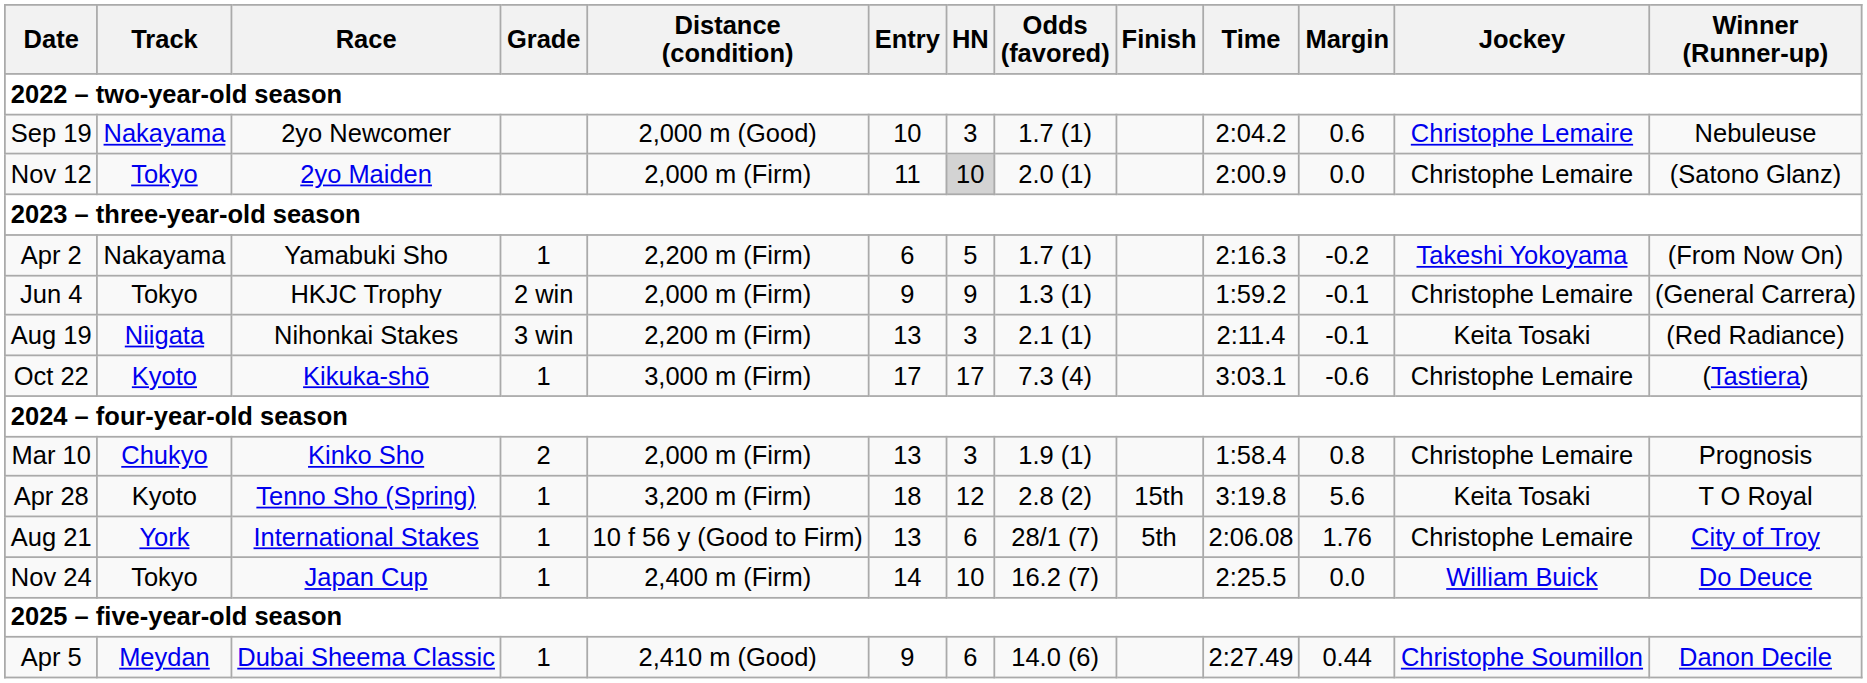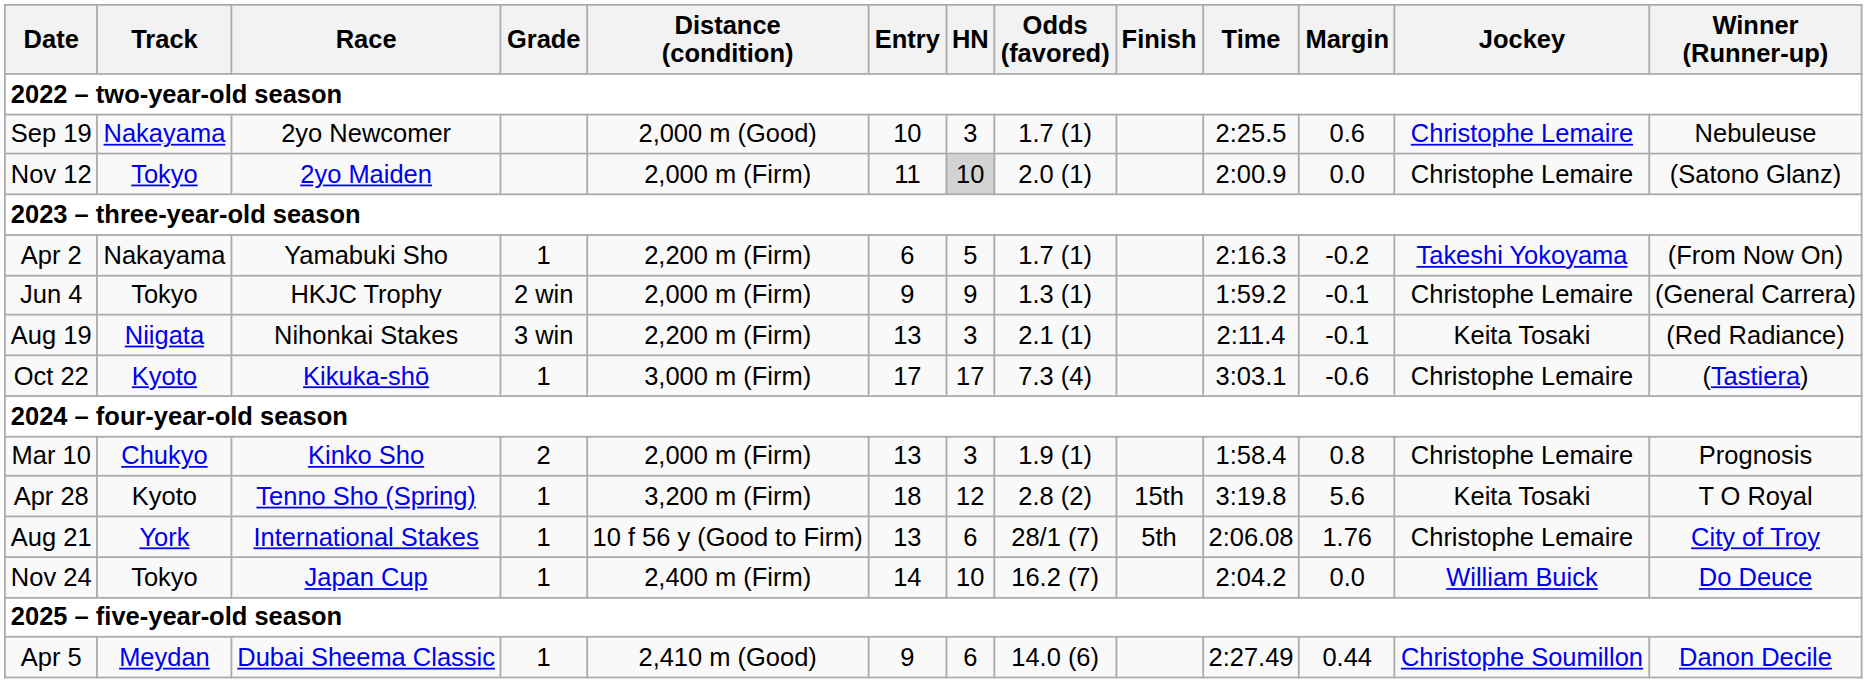(1251, 134) 2:04.2 -> (1251, 134) 2:25.5
(1251, 577) 2:25.5 -> (1251, 577) 2:04.2
